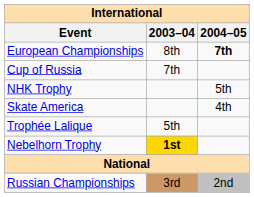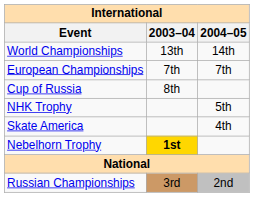+ row: (65, 51)
(172, 51) 8th -> (172, 70) 7th
(223, 51) bold -> (223, 70) normal
(172, 70) 7th -> (172, 88) 8th
- row: (50, 126)
